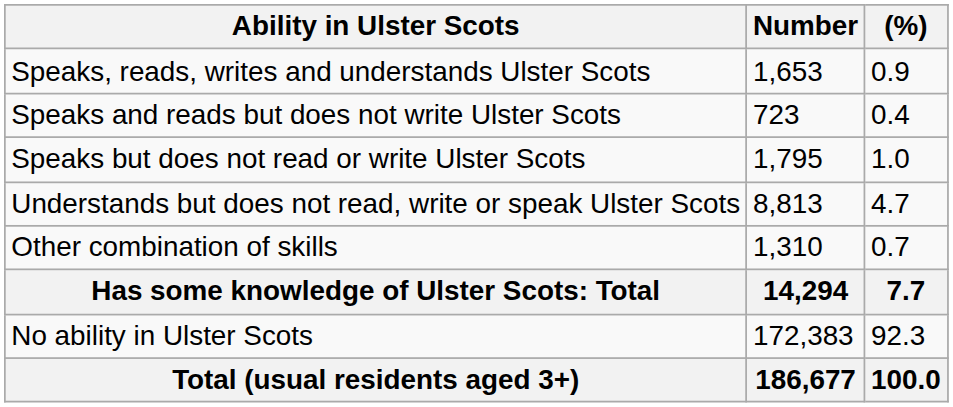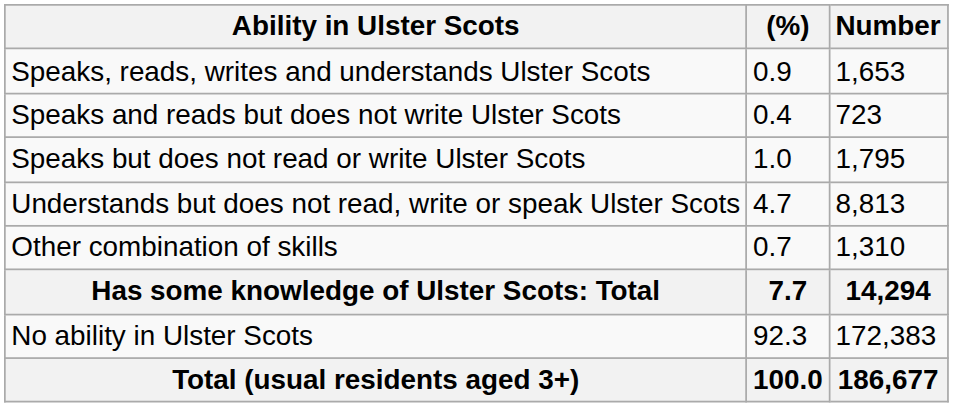columns swapped: (806, 26) <-> (906, 26)
